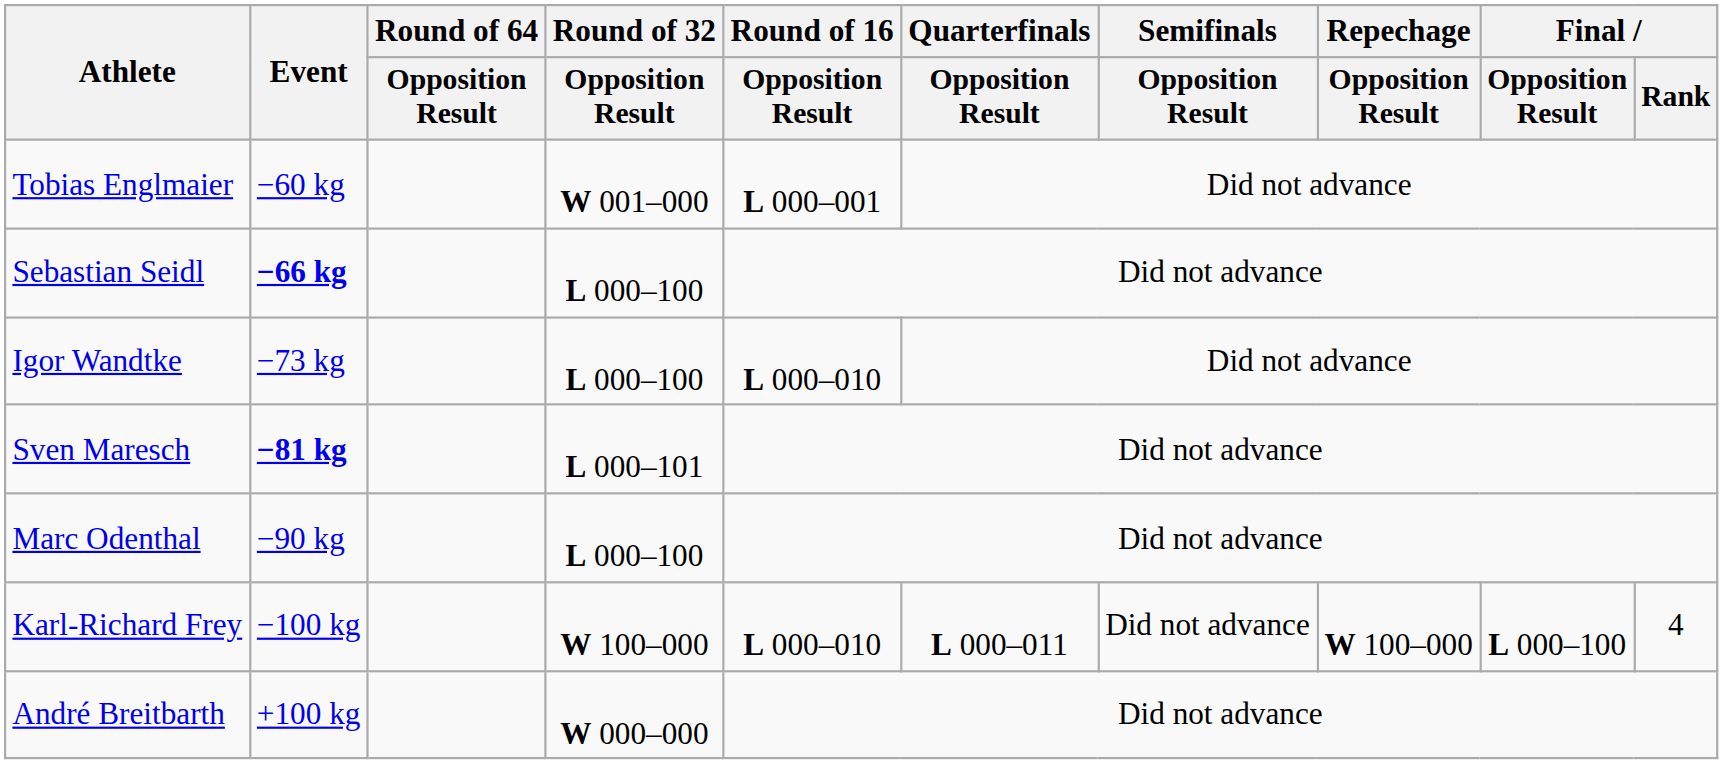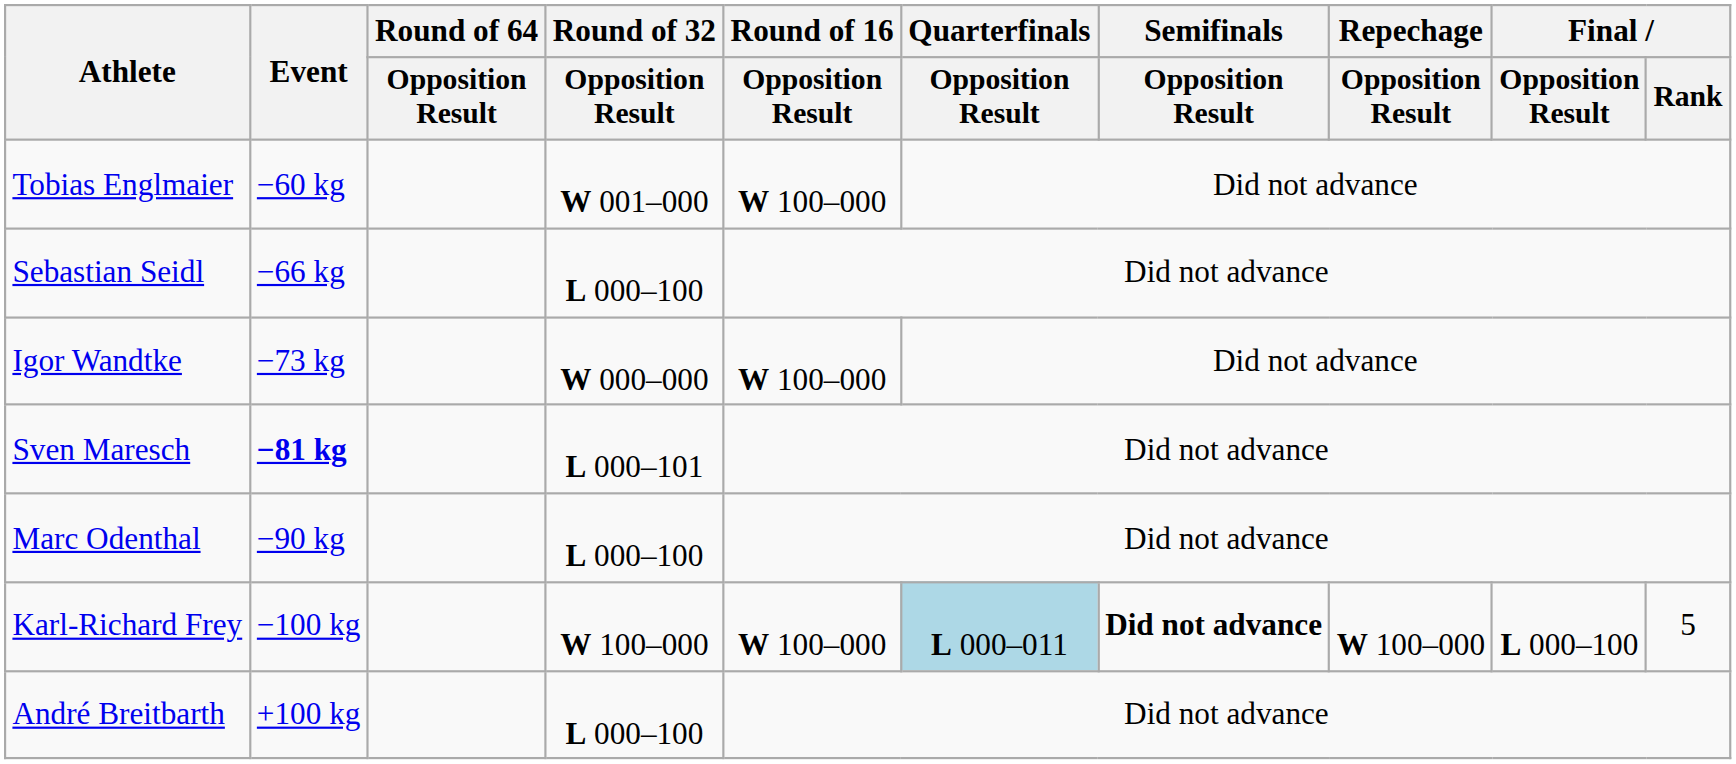(812, 202) L 000–001 -> (812, 202) W 100–000
(302, 272) bold -> (301, 272) normal
(634, 379) L 000–100 -> (634, 379) W 000–000
(812, 379) L 000–010 -> (812, 379) W 100–000
(812, 644) L 000–010 -> (812, 644) W 100–000
(999, 644) no background -> (999, 644) lightblue background
(1207, 626) normal -> (1214, 626) bold
(1676, 626) 4 -> (1688, 626) 5
(634, 733) W 000–000 -> (634, 733) L 000–100
